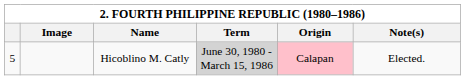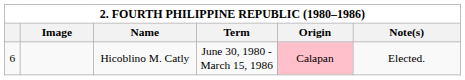(12, 58) 5 -> (12, 58) 6
(237, 58) lightgrey background -> (237, 58) no background
